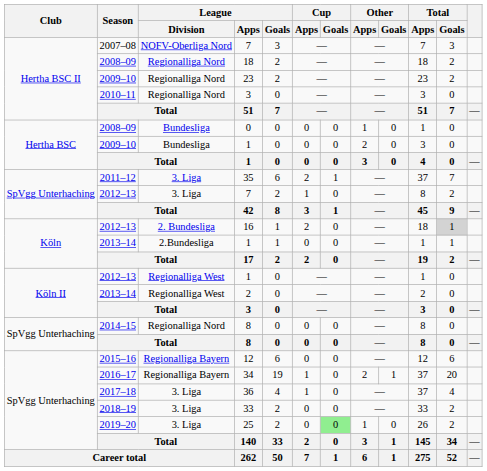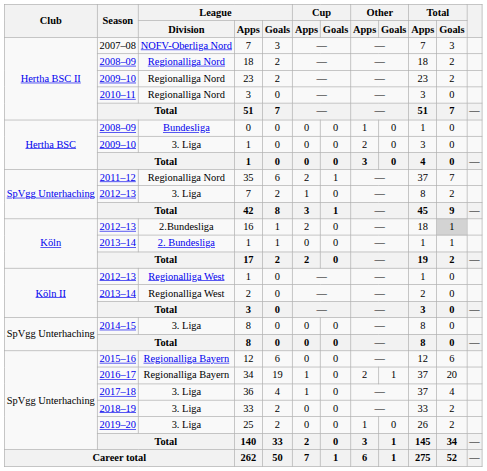(186, 144) Bundesliga -> (186, 144) 3. Liga
(186, 177) 3. Liga -> (186, 177) Regionalliga Nord
(186, 227) 2. Bundesliga -> (186, 227) 2.Bundesliga
(186, 243) 2.Bundesliga -> (186, 243) 2. Bundesliga
(186, 326) Regionalliga Nord -> (186, 326) 3. Liga
(336, 425) lightgreen background -> (336, 425) no background
